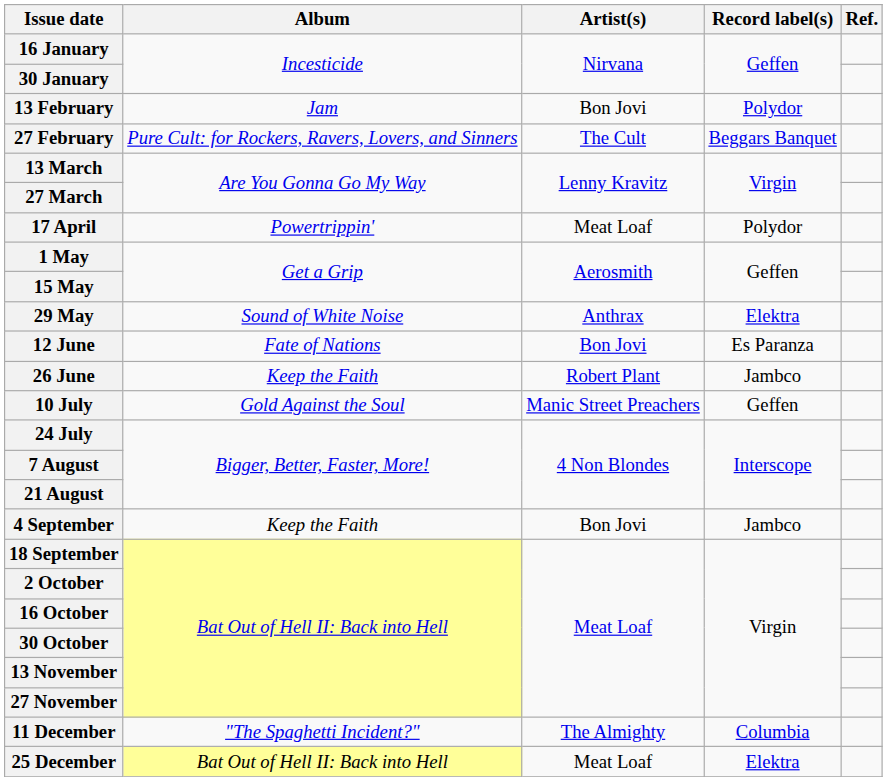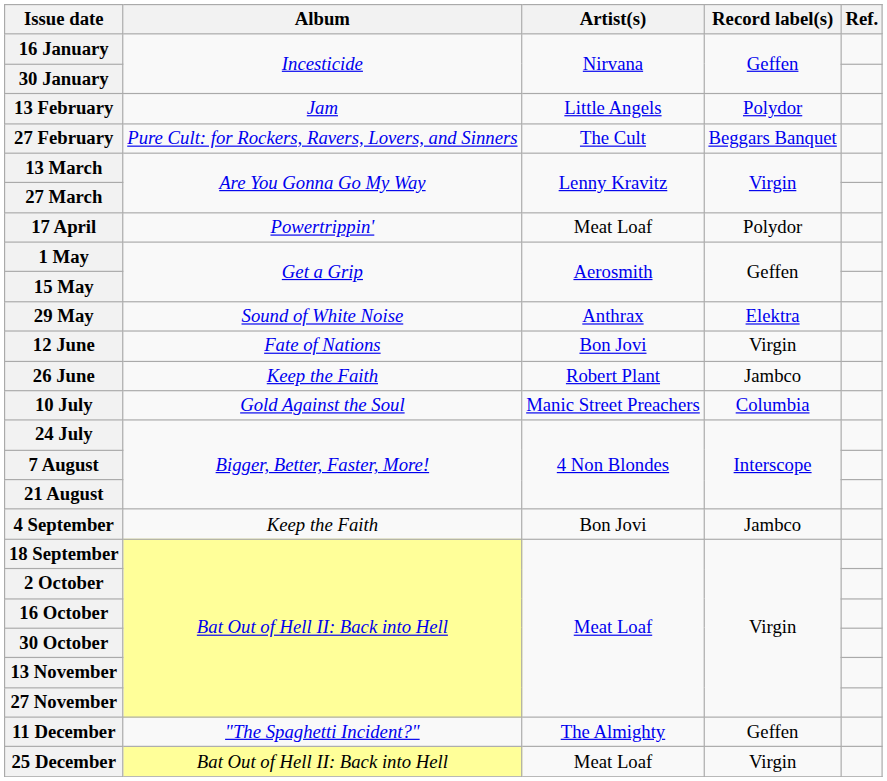(613, 108) Bon Jovi -> (613, 108) Little Angels
(773, 345) Es Paranza -> (773, 345) Virgin
(773, 405) Geffen -> (773, 405) Columbia
(773, 731) Columbia -> (773, 731) Geffen
(773, 761) Elektra -> (773, 761) Virgin
